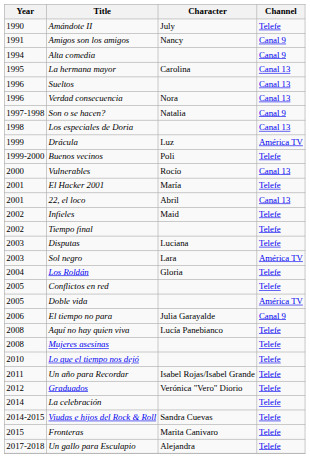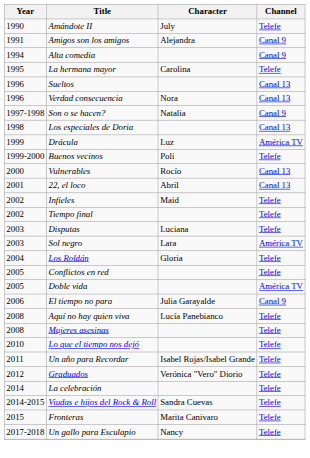(172, 41) Nancy -> (178, 41) Alejandra
(275, 70) Canal 13 -> (270, 70) Telefe
- row: (76, 185)
(178, 446) Alejandra -> (172, 432) Nancy
